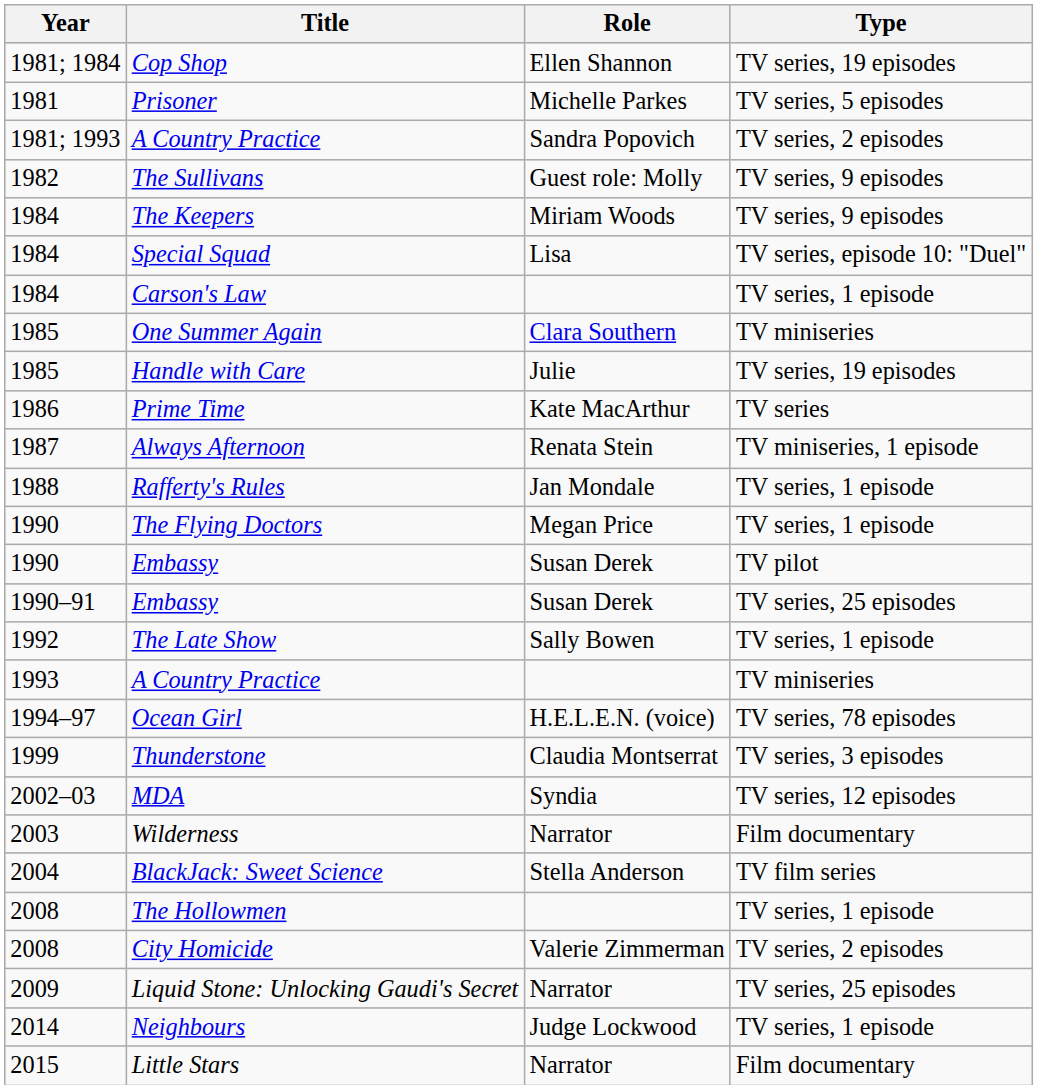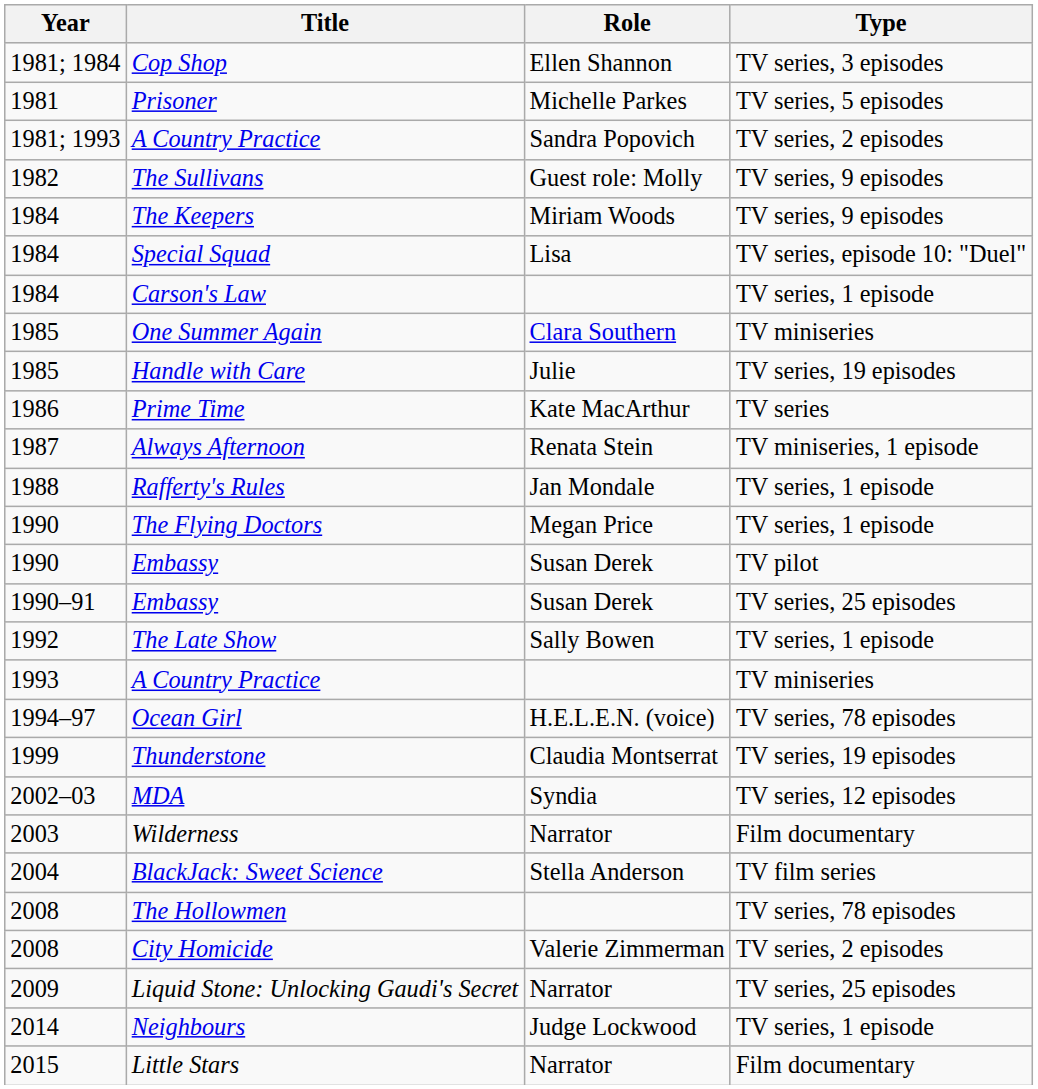(846, 62) TV series, 19 episodes -> (840, 62) TV series, 3 episodes
(840, 756) TV series, 3 episodes -> (846, 756) TV series, 19 episodes
(835, 910) TV series, 1 episode -> (846, 910) TV series, 78 episodes
